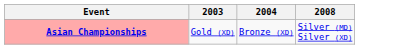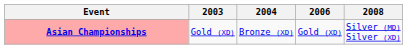+ column: (320, 11)
